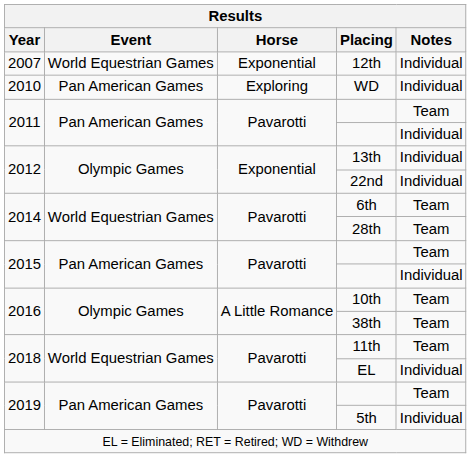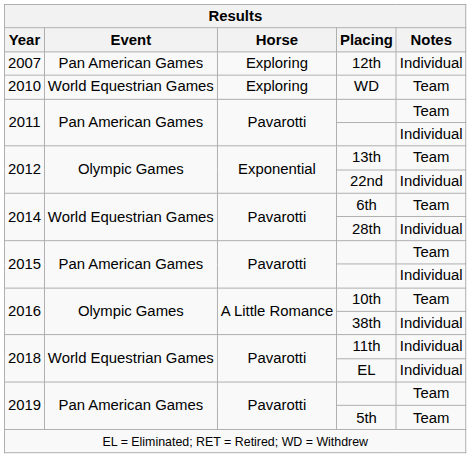(131, 63) World Equestrian Games -> (131, 63) Pan American Games
(277, 63) Exponential -> (277, 63) Exploring
(131, 87) Pan American Games -> (131, 87) World Equestrian Games
(431, 87) Individual -> (431, 87) Team
(431, 157) Individual -> (431, 157) Team
(431, 228) Team -> (431, 228) Individual
(431, 323) Team -> (431, 323) Individual
(431, 346) Team -> (431, 346) Individual
(431, 417) Individual -> (431, 417) Team
